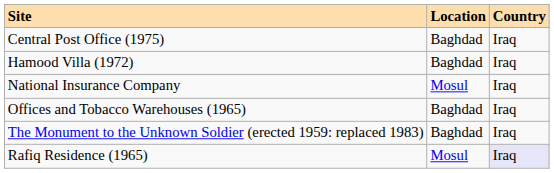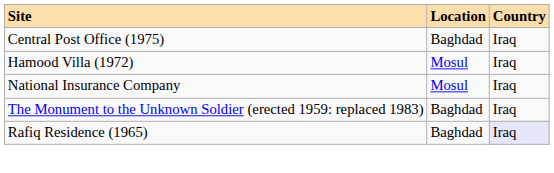(457, 62) Baghdad -> (449, 62) Mosul
- row: (127, 109)
(449, 156) Mosul -> (457, 132) Baghdad
